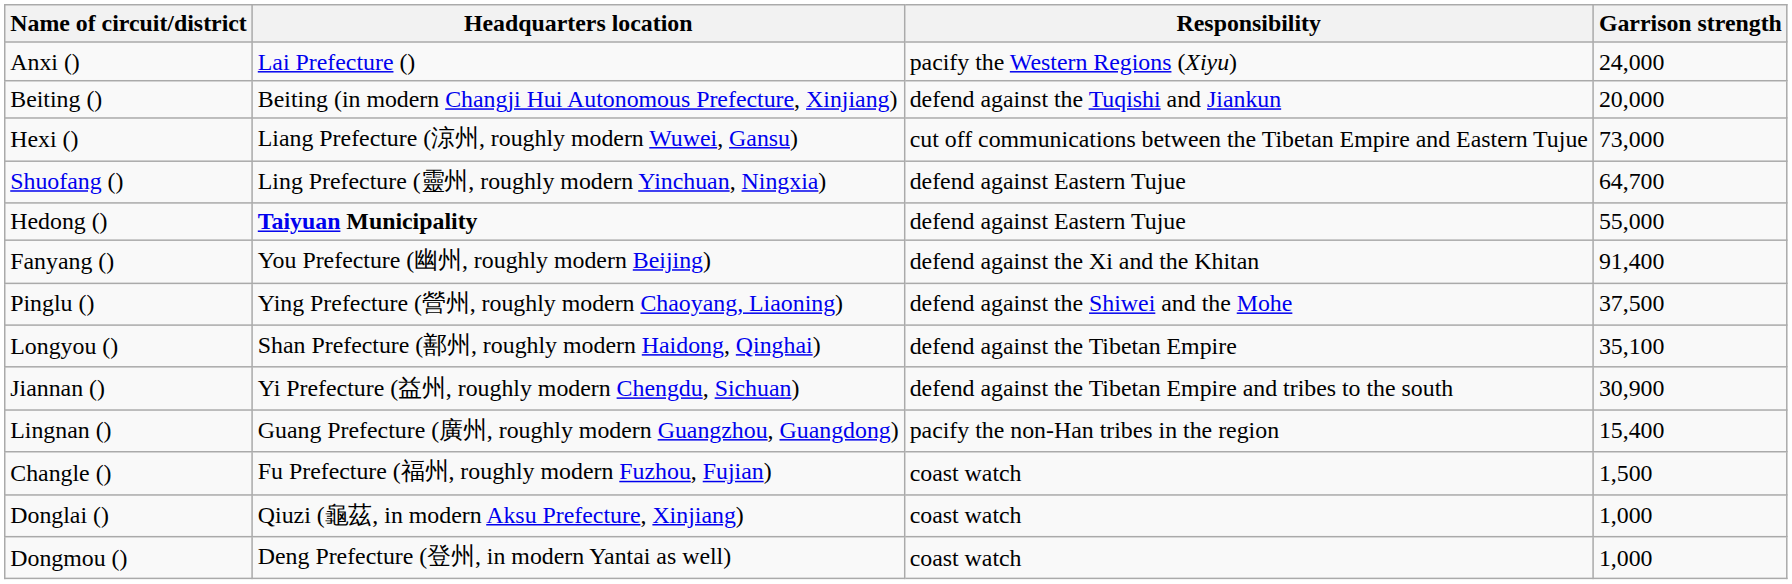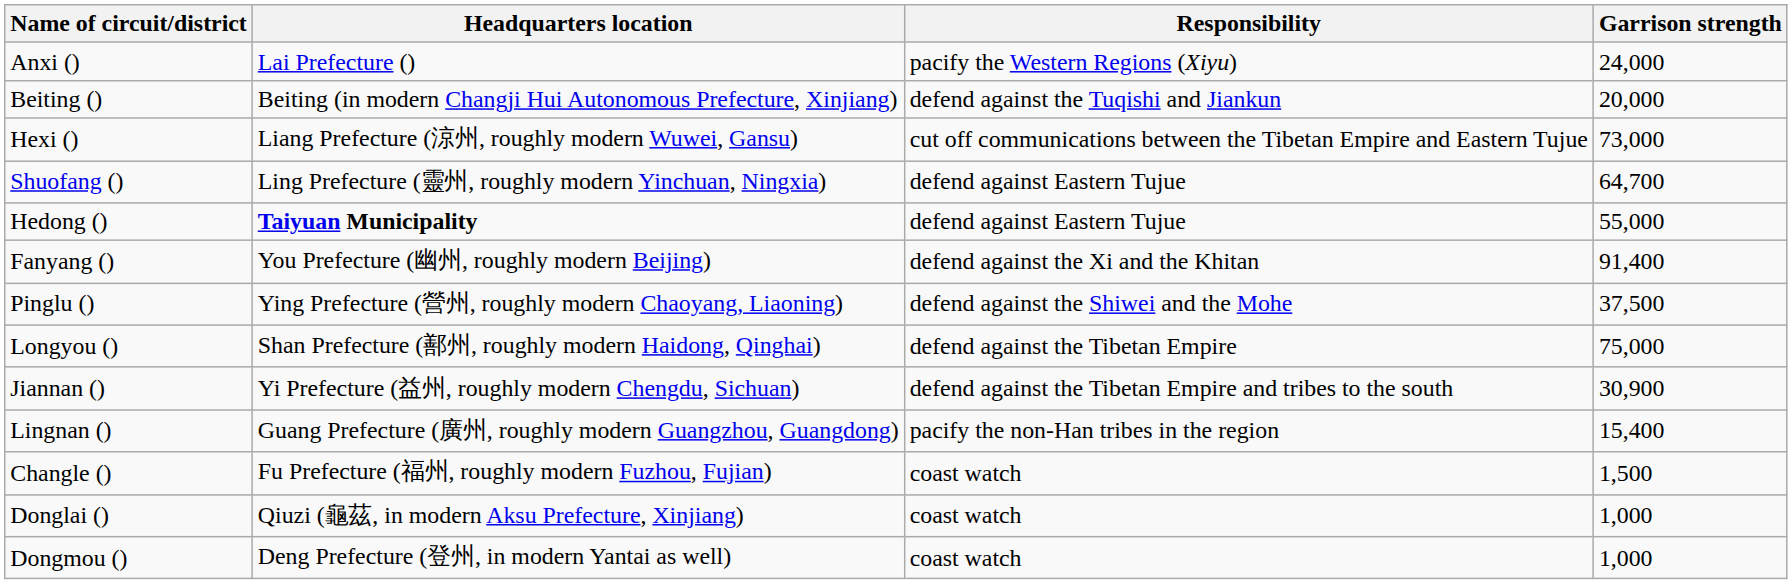(1632, 345) 35,100 -> (1632, 345) 75,000
